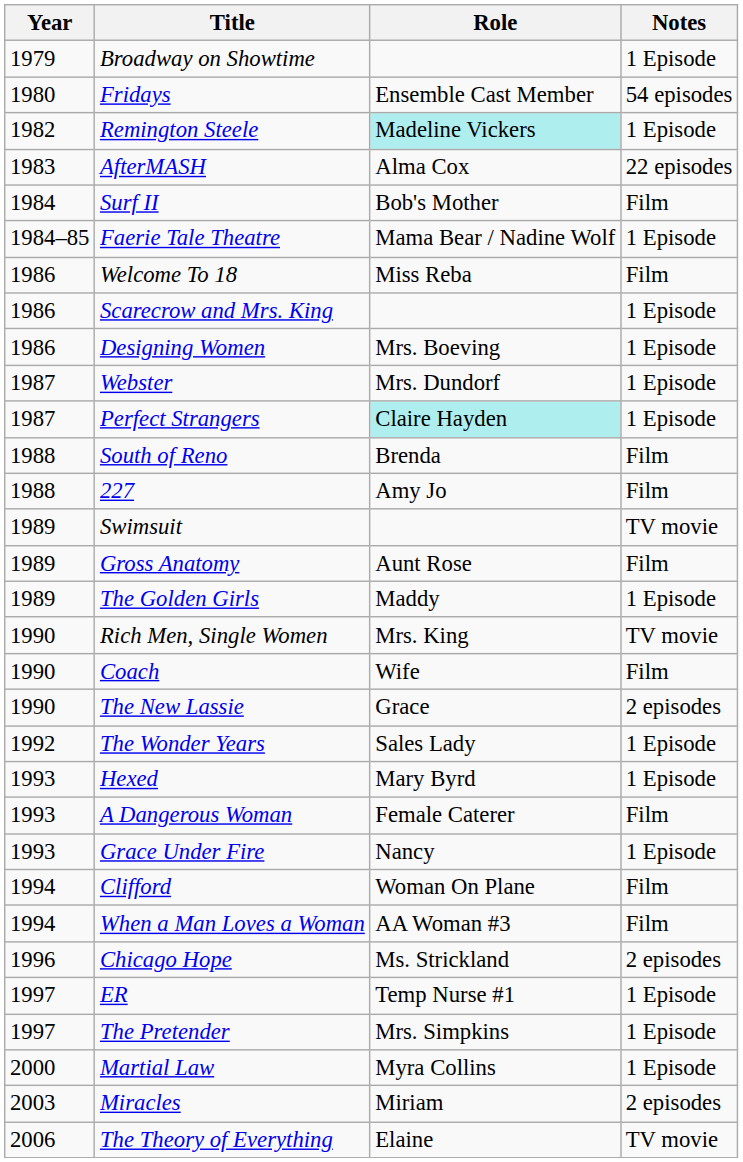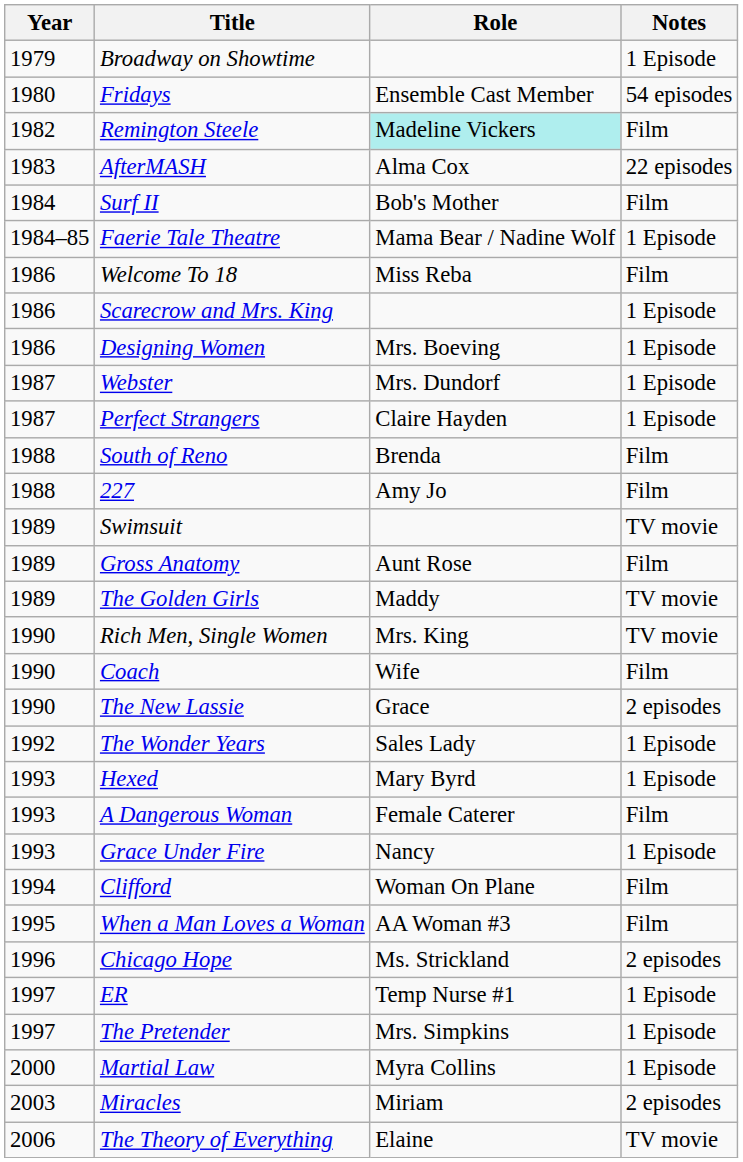(671, 130) 1 Episode -> (647, 130) Film
(441, 418) paleturquoise background -> (441, 418) no background
(671, 599) 1 Episode -> (672, 599) TV movie
(33, 923) 1994 -> (33, 923) 1995
